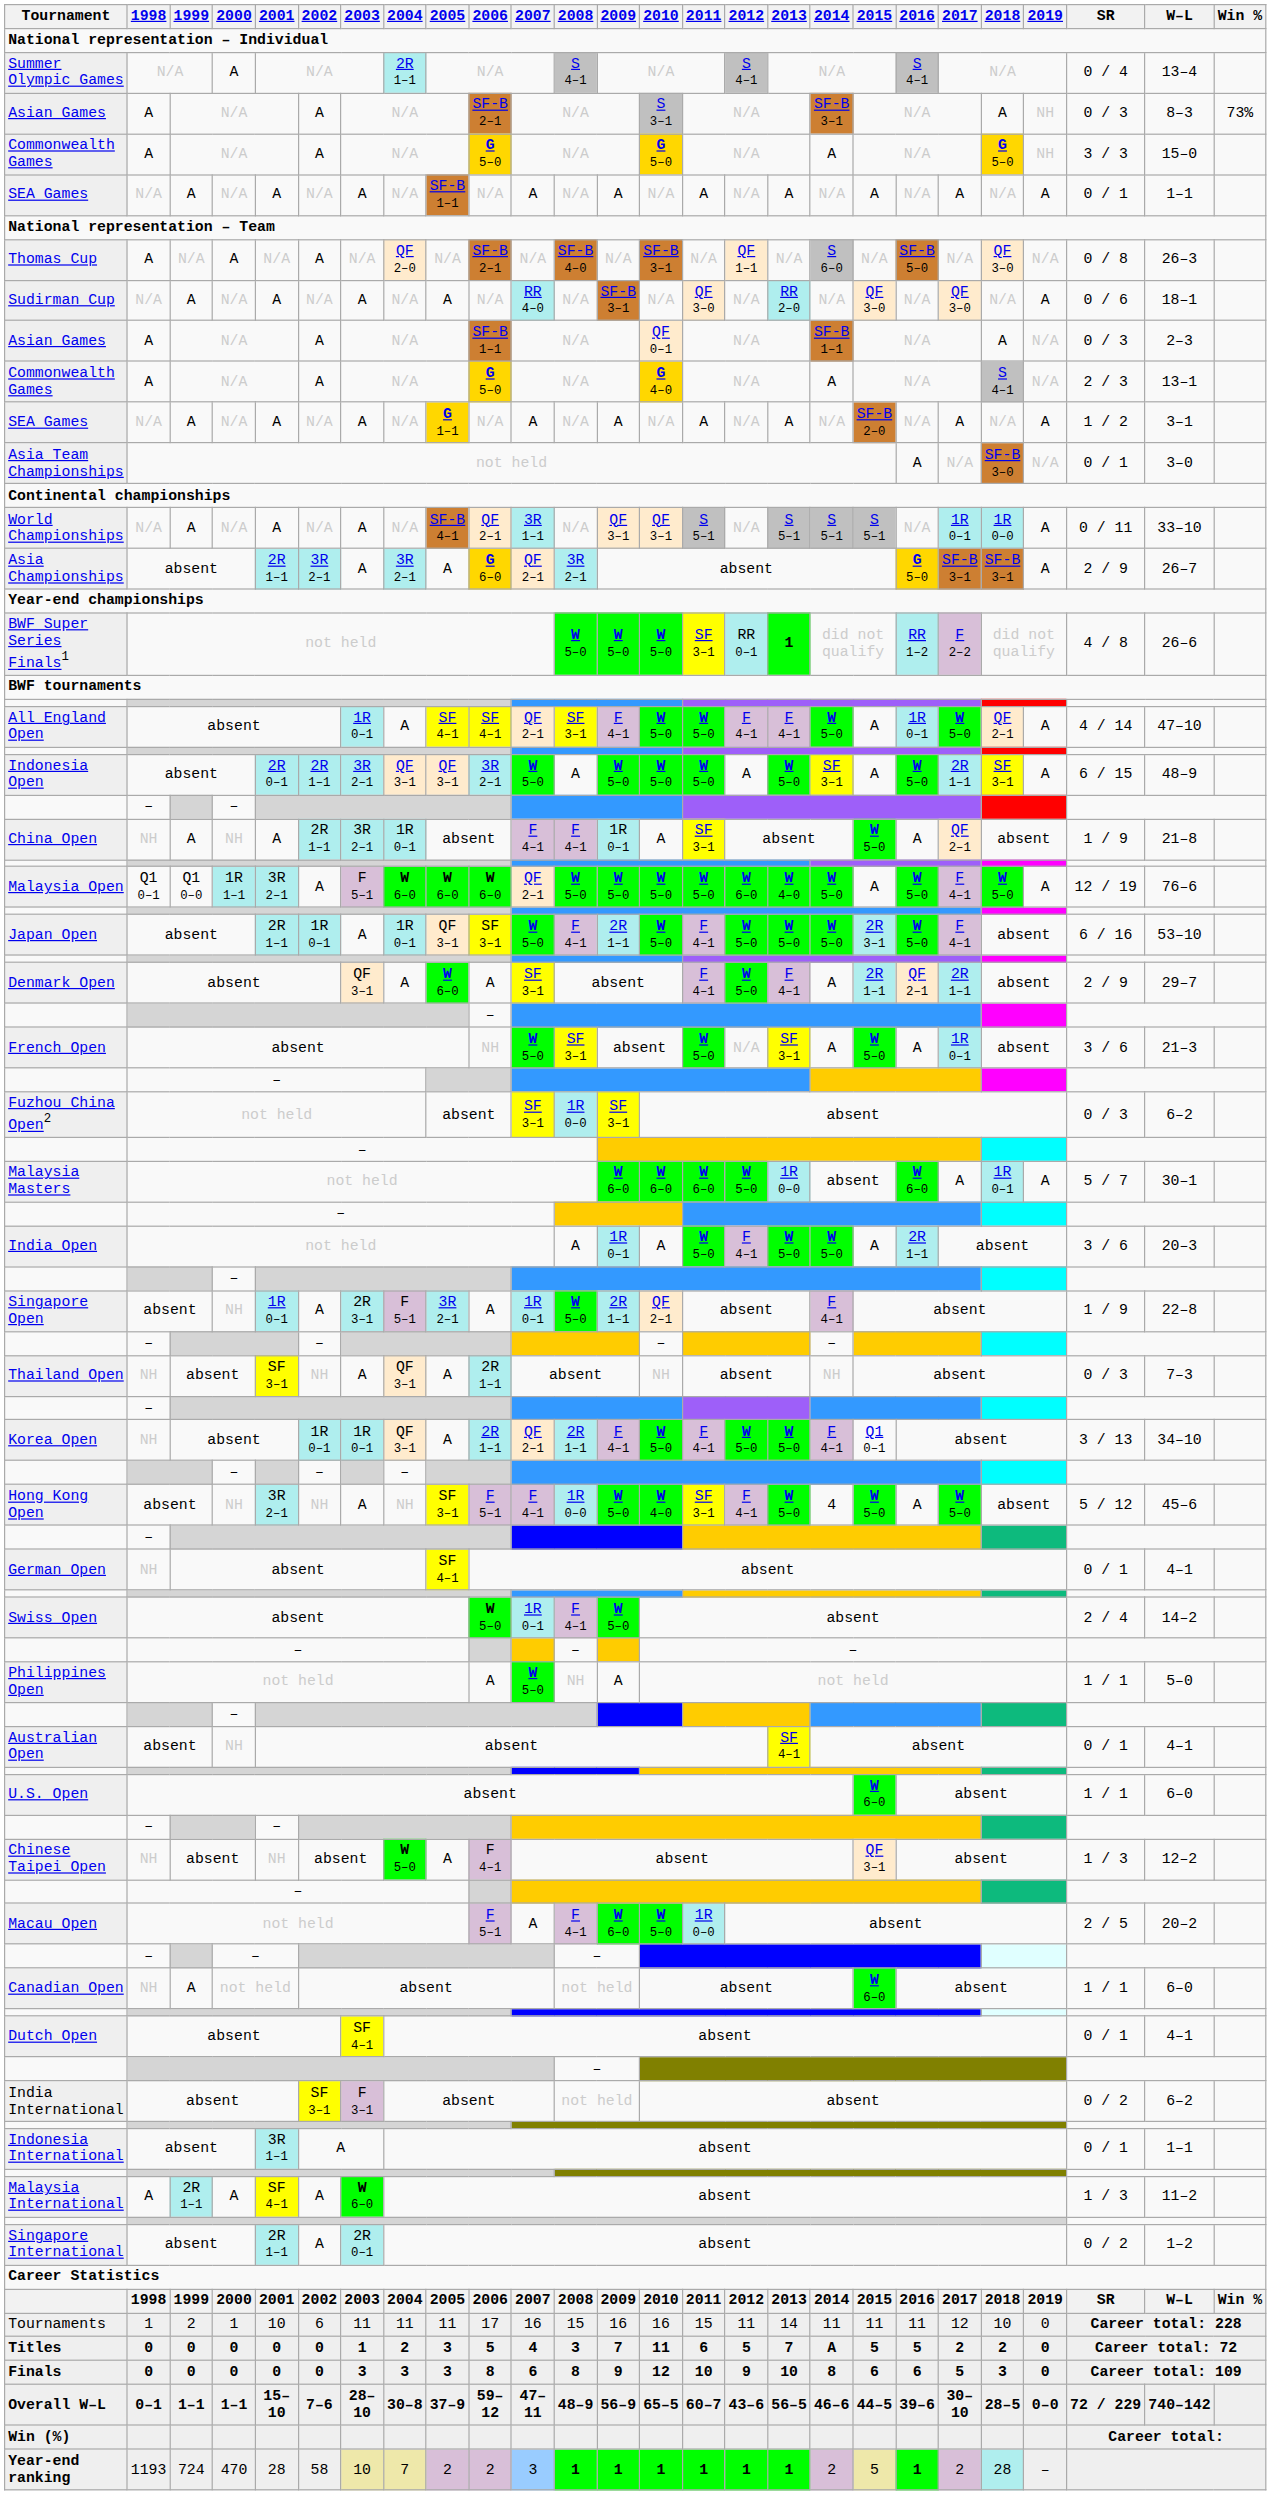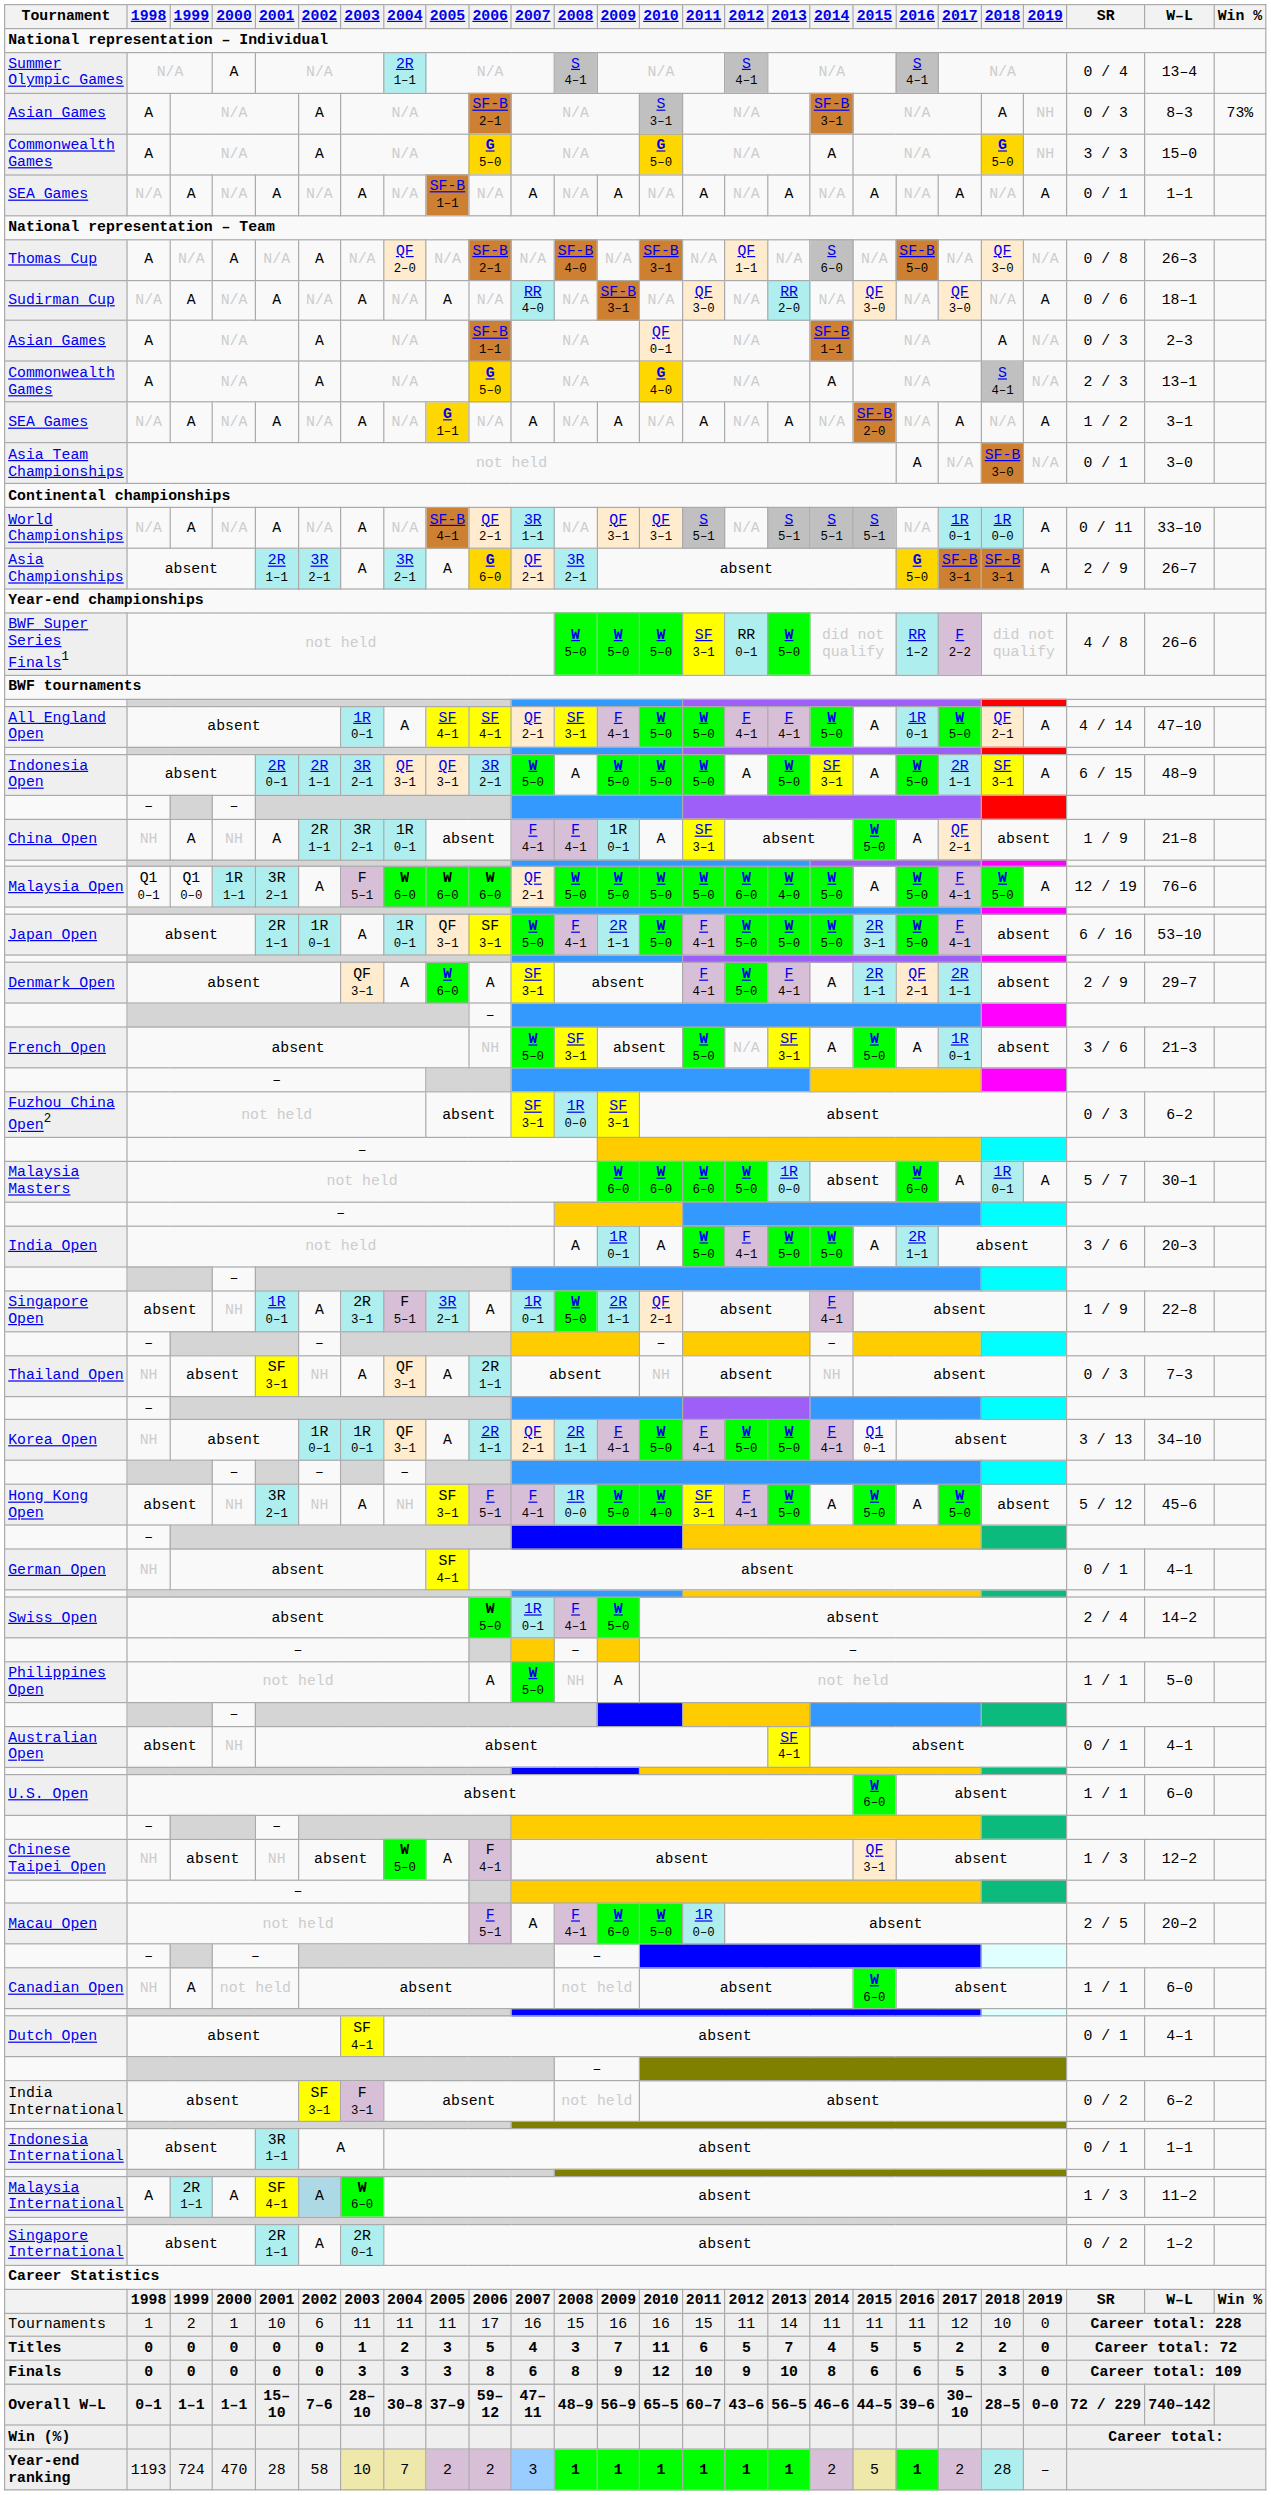(789, 644) 1 -> (789, 644) W 5–0
(832, 1505) 4 -> (832, 1505) A
(319, 2197) no background -> (319, 2197) lightblue background
(832, 2349) A -> (832, 2349) 4
